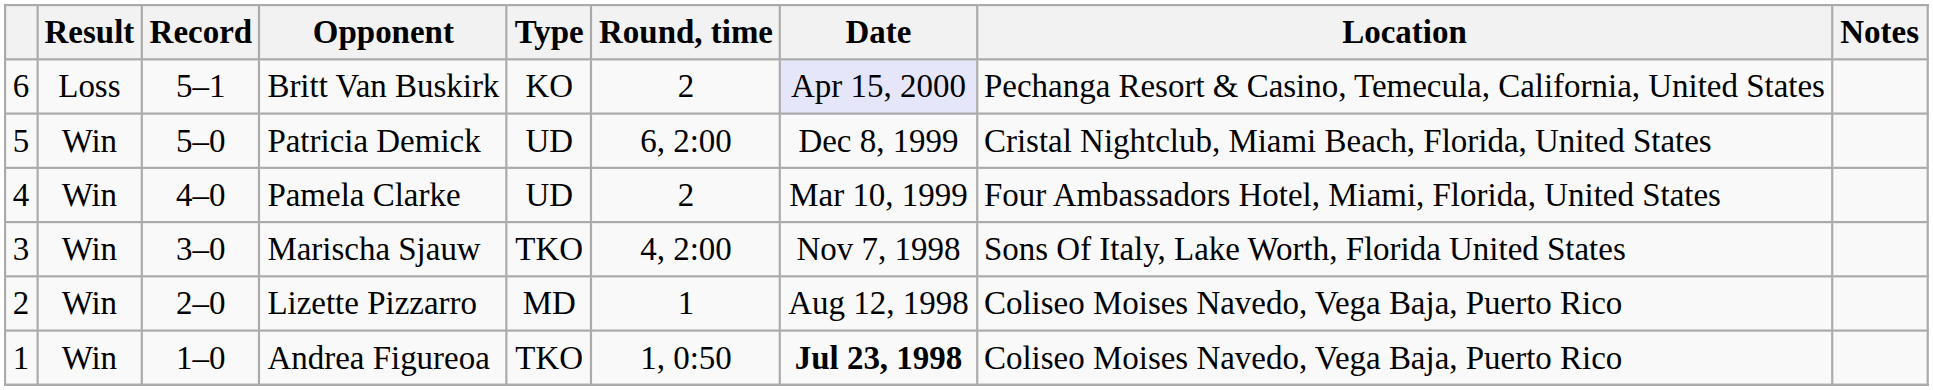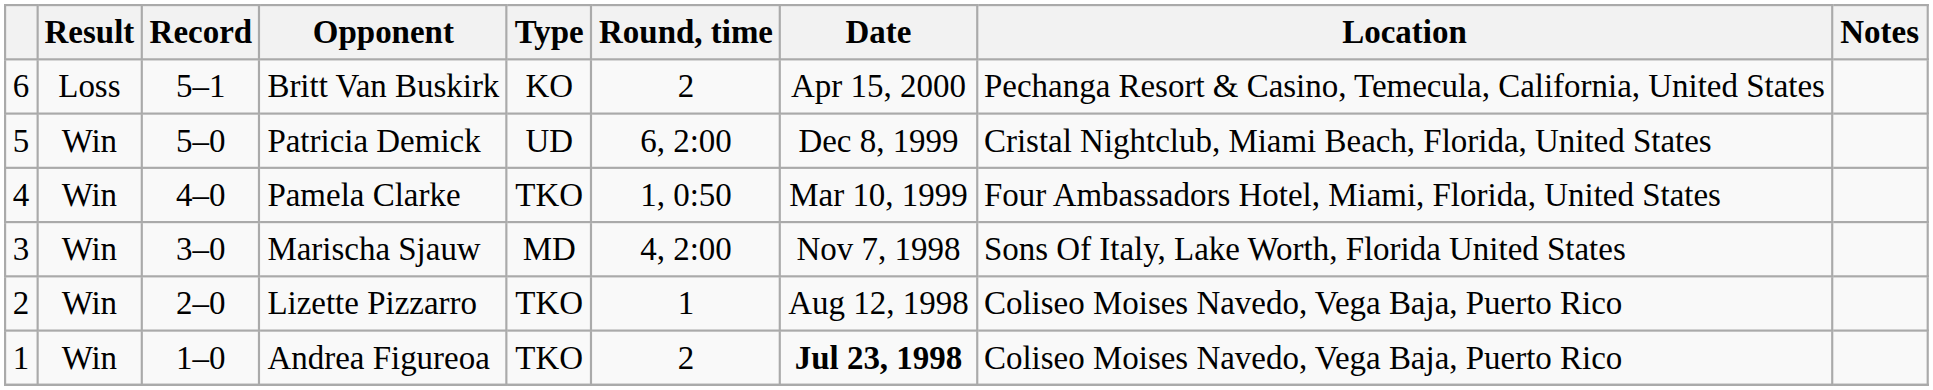(878, 86) lavender background -> (878, 86) no background
(549, 195) UD -> (549, 195) TKO
(686, 195) 2 -> (686, 195) 1, 0:50
(549, 249) TKO -> (549, 249) MD
(549, 303) MD -> (549, 303) TKO
(686, 358) 1, 0:50 -> (686, 358) 2
